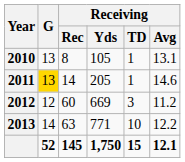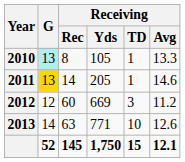(48, 59) no background -> (48, 59) paleturquoise background
(165, 59) 13.1 -> (165, 59) 13.3
(165, 124) 12.2 -> (165, 124) 12.6
